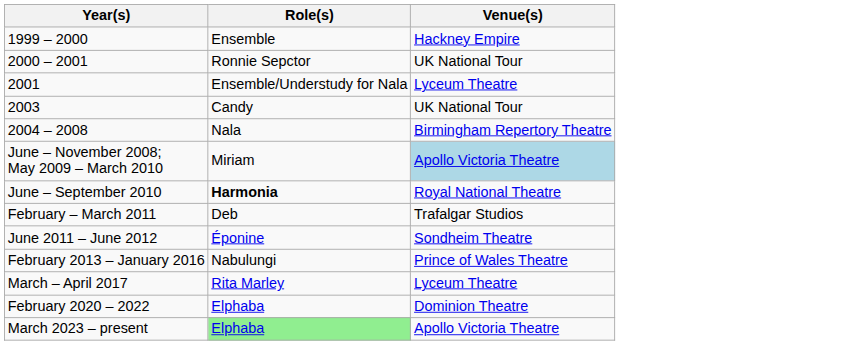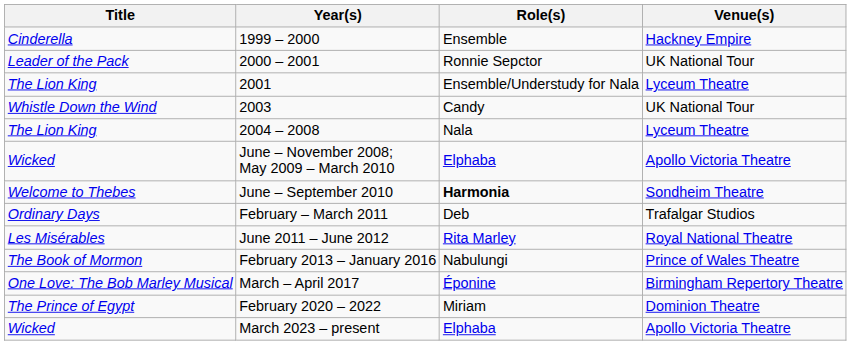+ column: (120, 15)
(513, 130) Birmingham Repertory Theatre -> (697, 130) Lyceum Theatre
(233, 161) Miriam -> (469, 161) Elphaba
(487, 161) lightblue background -> (718, 161) no background
(488, 191) Royal National Theatre -> (705, 191) Sondheim Theatre
(238, 237) Éponine -> (479, 237) Rita Marley
(473, 237) Sondheim Theatre -> (719, 237) Royal National Theatre
(248, 283) Rita Marley -> (469, 283) Éponine
(466, 283) Lyceum Theatre -> (744, 283) Birmingham Repertory Theatre
(238, 306) Elphaba -> (464, 306) Miriam
(238, 329) lightgreen background -> (469, 329) no background
